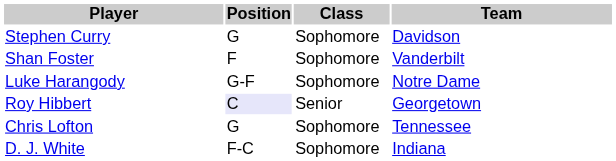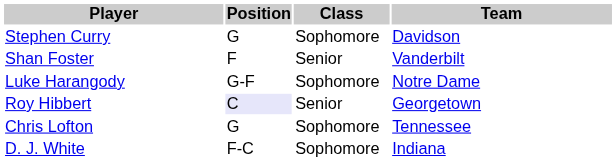(337, 59) Sophomore -> (319, 59) Senior
